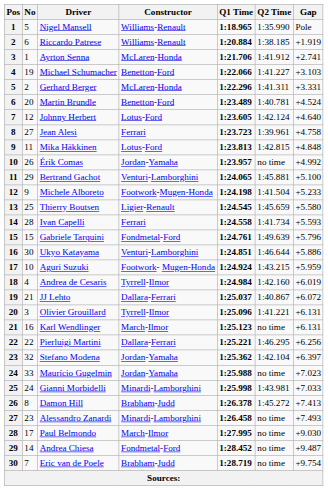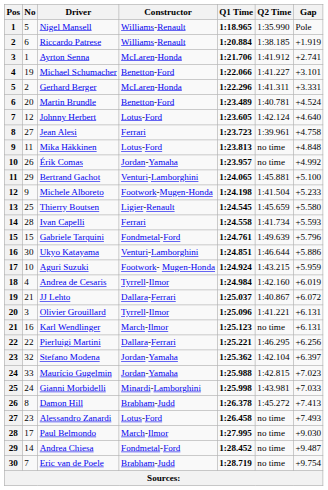(308, 72) +3.103 -> (308, 72) +3.101
(273, 147) 1:42.815 -> (271, 147) no time
(271, 373) no time -> (273, 373) 1:42.815
(161, 418) Minardi-Lamborghini -> (142, 418) Lotus-Ford
